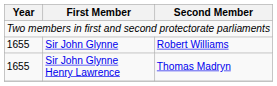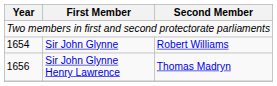(18, 45) 1655 -> (18, 45) 1654
(18, 67) 1655 -> (18, 67) 1656
